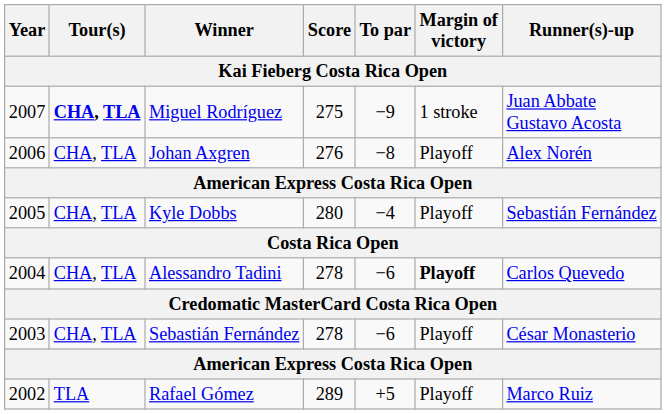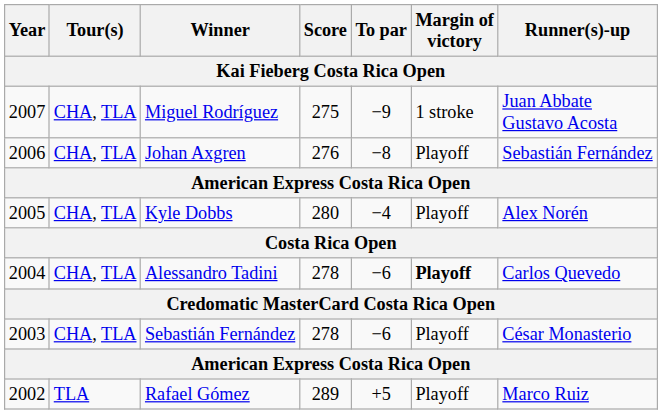(97, 112) bold -> (95, 112) normal
(549, 153) Alex Norén -> (578, 153) Sebastián Fernández
(582, 213) Sebastián Fernández -> (545, 213) Alex Norén
